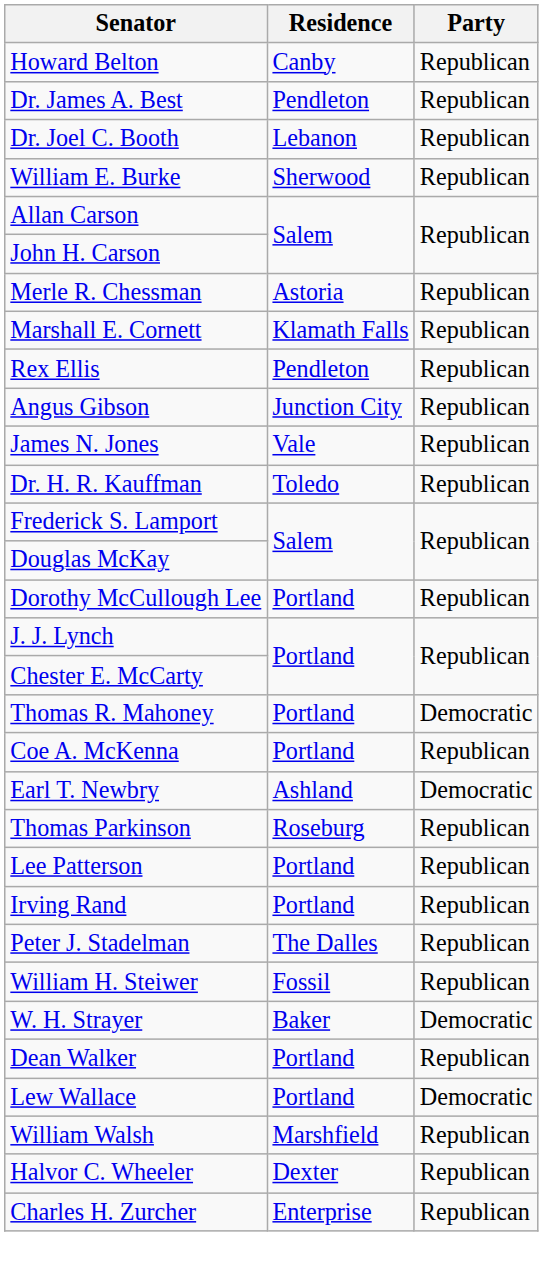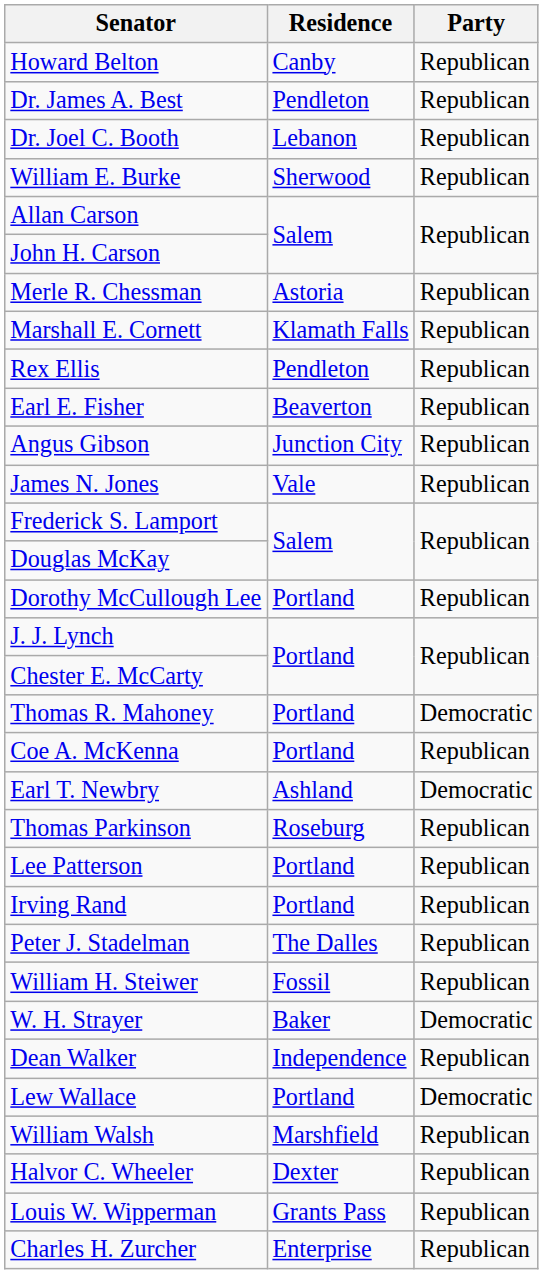+ row: (77, 406)
- row: (106, 483)
(313, 1058) Portland -> (340, 1058) Independence
+ row: (113, 1211)
